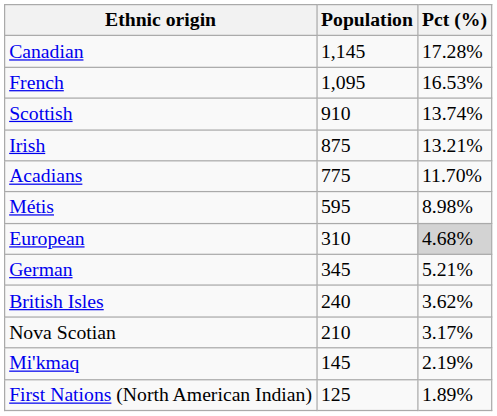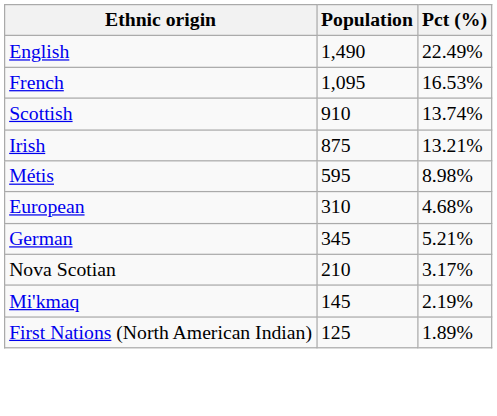+ row: (39, 51)
- row: (46, 51)
- row: (46, 176)
(447, 238) lightgrey background -> (447, 207) no background
- row: (56, 301)
